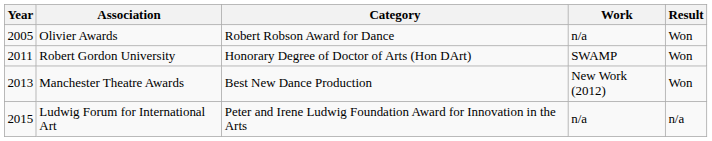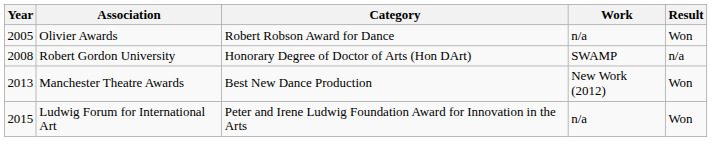(20, 55) 2011 -> (20, 55) 2008
(680, 55) Won -> (676, 55) n/a
(676, 118) n/a -> (680, 118) Won
